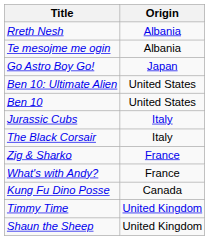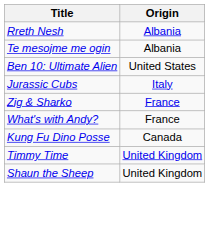- row: (51, 66)
- row: (25, 102)
- row: (51, 137)
